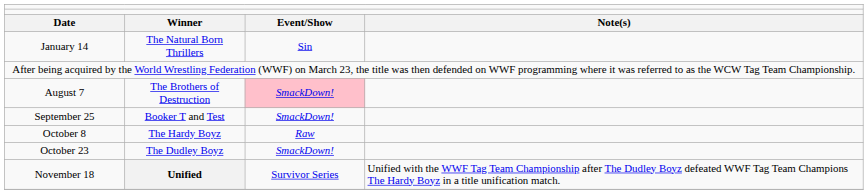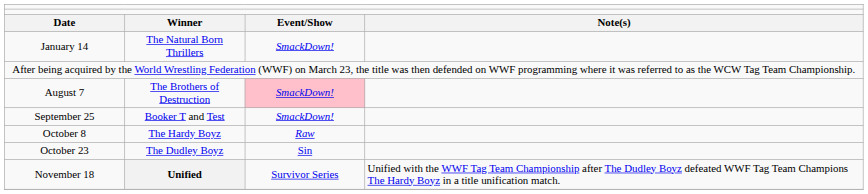(305, 46) Sin -> (305, 46) SmackDown!
(305, 151) SmackDown! -> (305, 151) Sin
